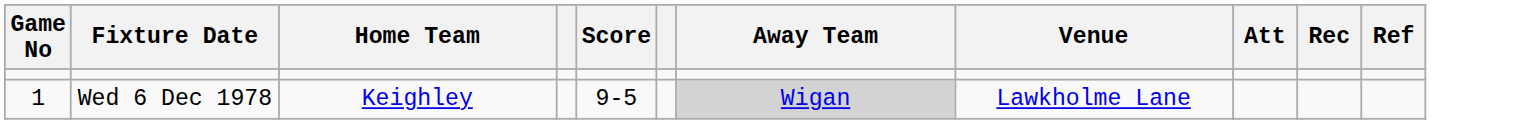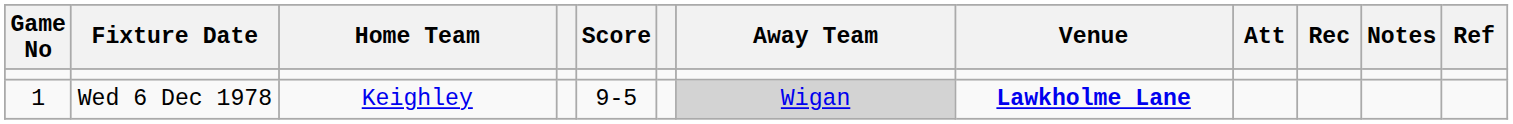+ column: (1402, 37)
(1094, 99) normal -> (1094, 99) bold
